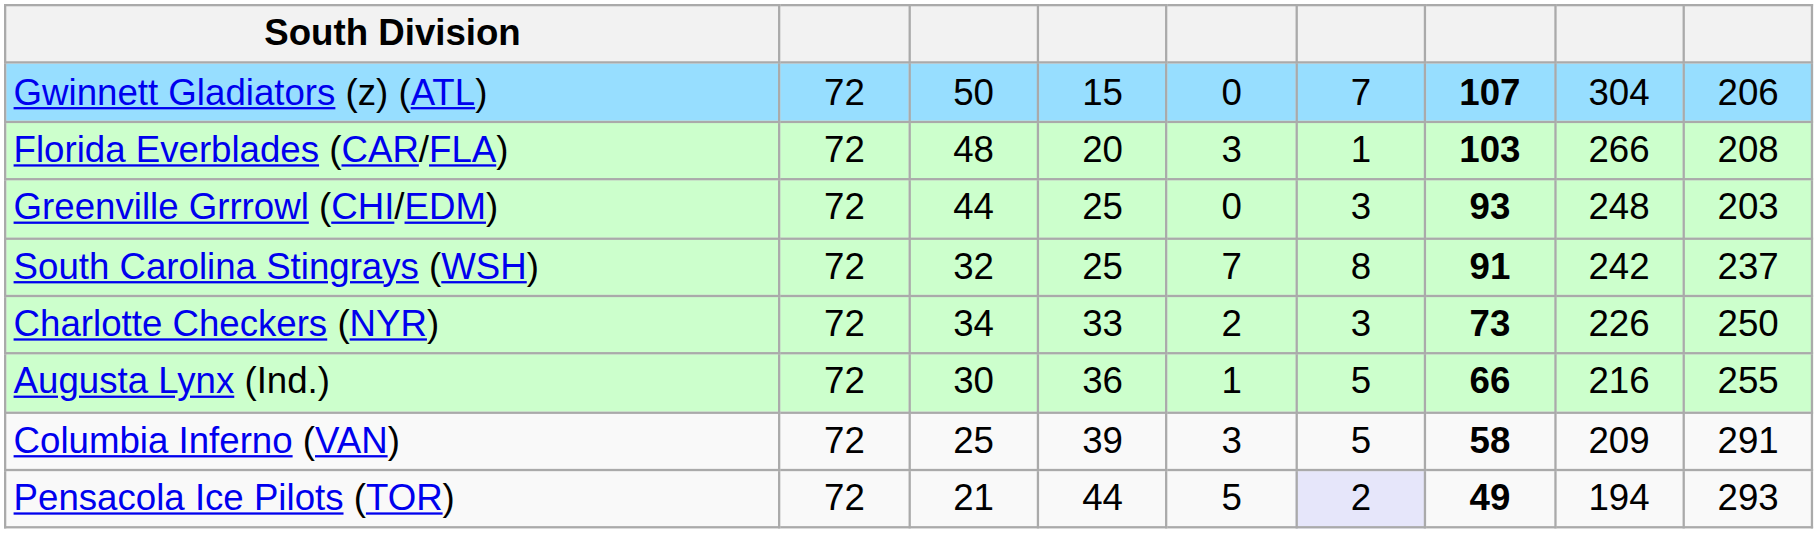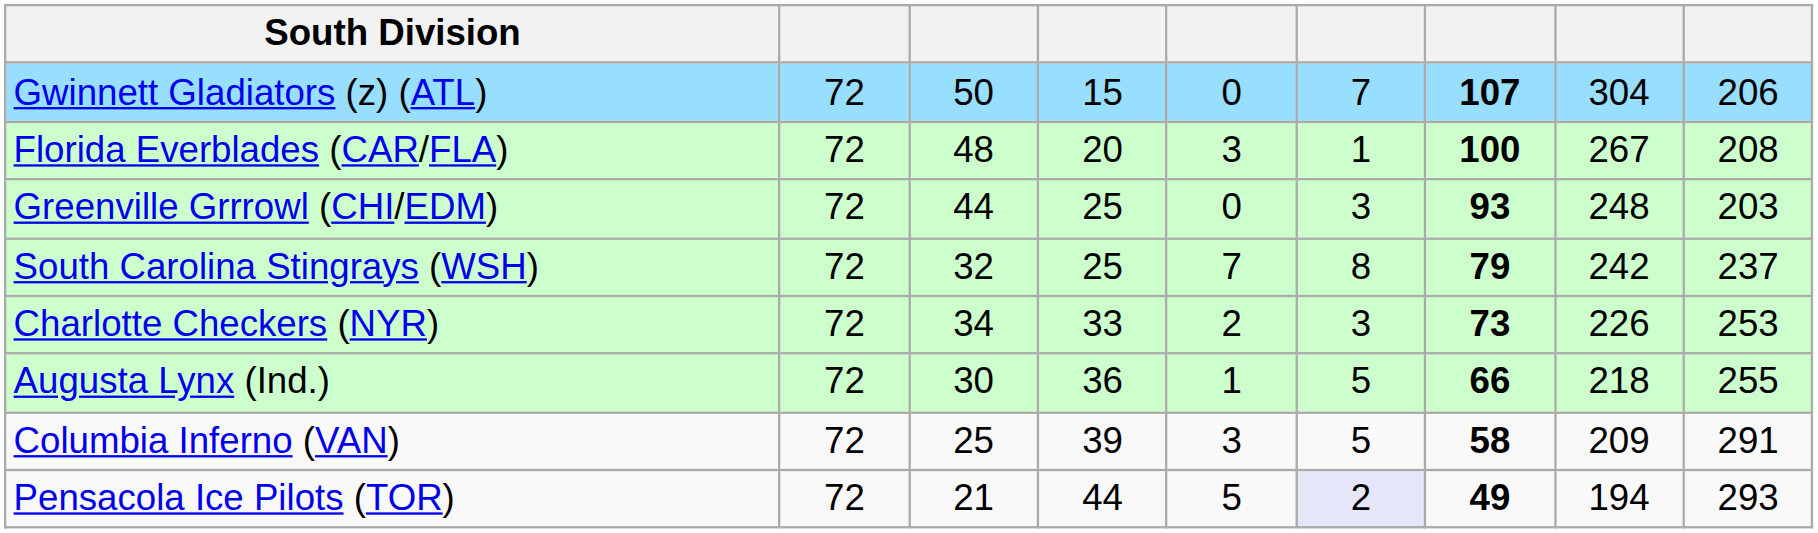(1490, 149) 103 -> (1490, 149) 100
(1619, 149) 266 -> (1619, 149) 267
(1490, 265) 91 -> (1490, 265) 79
(1748, 324) 250 -> (1748, 324) 253
(1619, 382) 216 -> (1619, 382) 218
